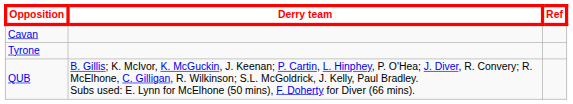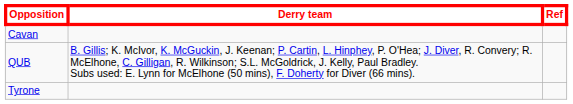rows swapped: (24, 50) <-> (19, 79)
